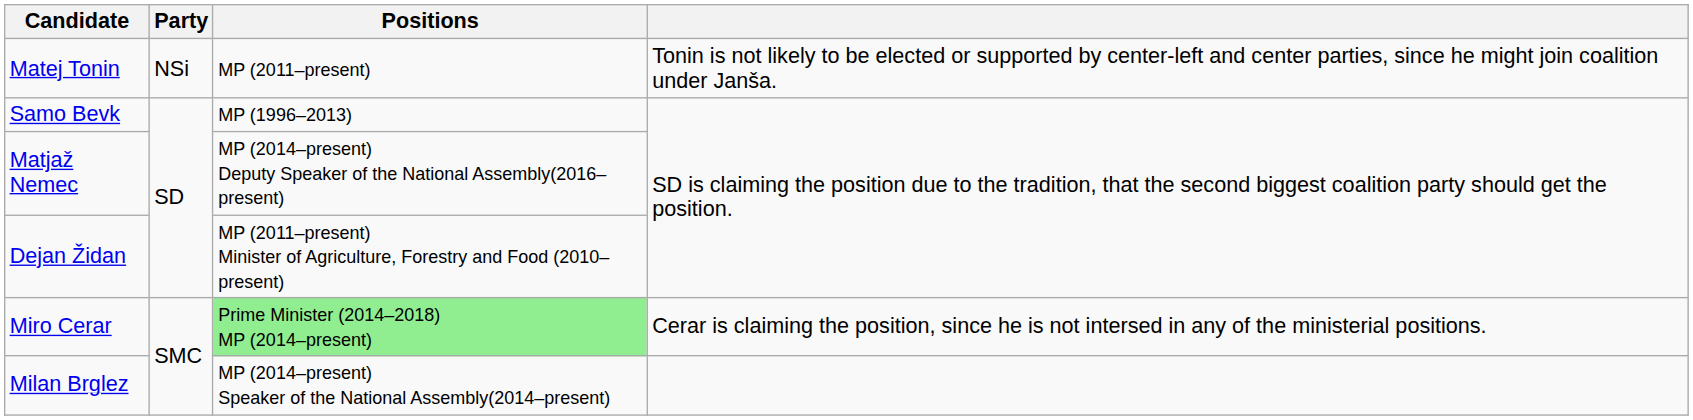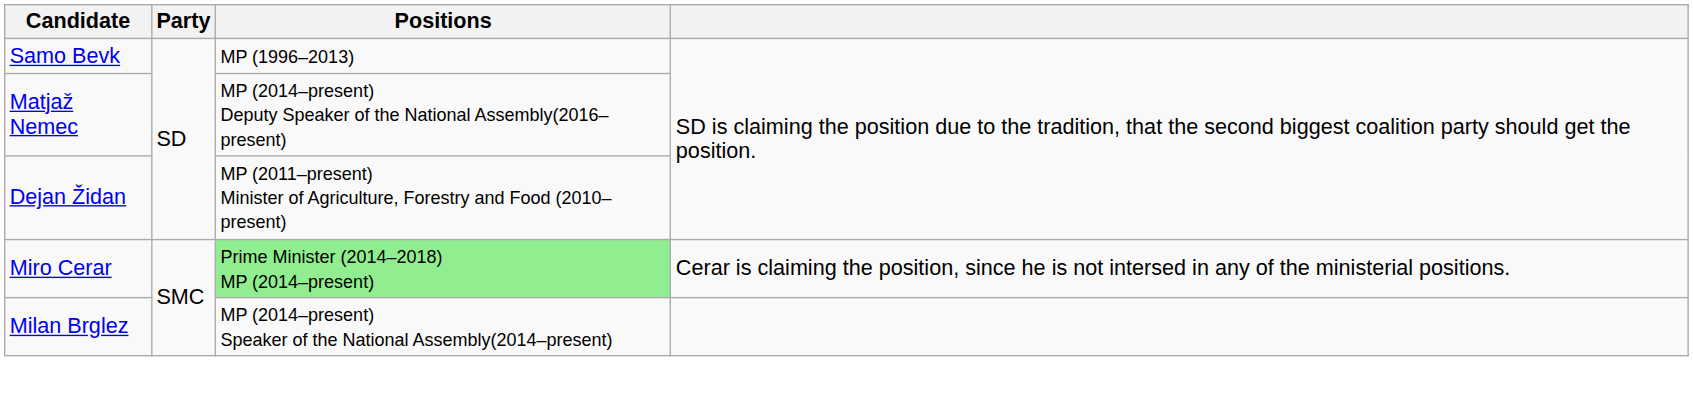- row: (65, 68)
